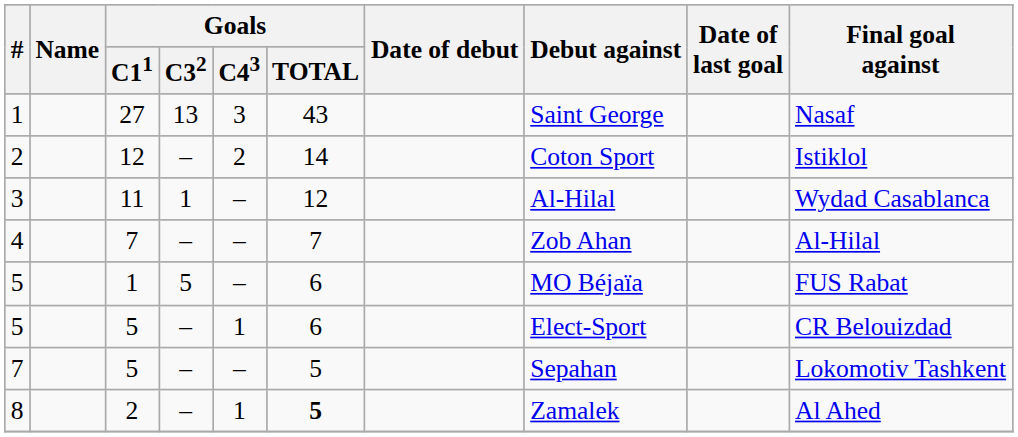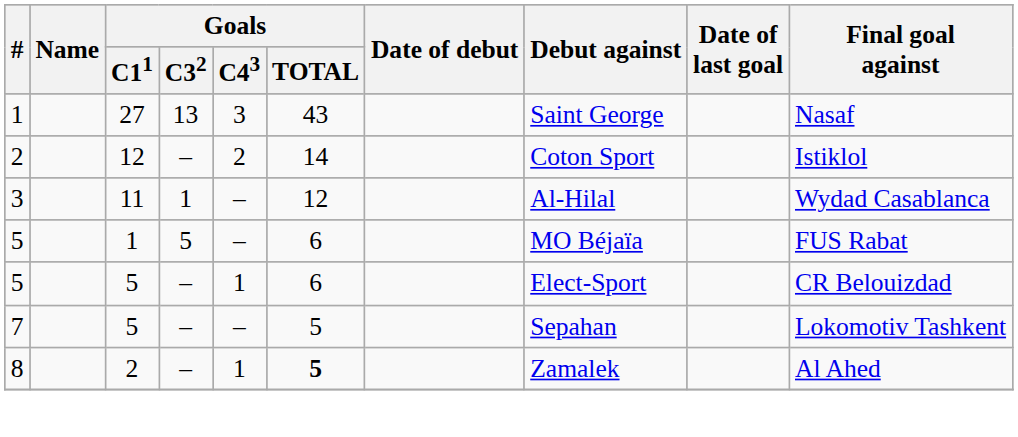- row: (17, 241)
